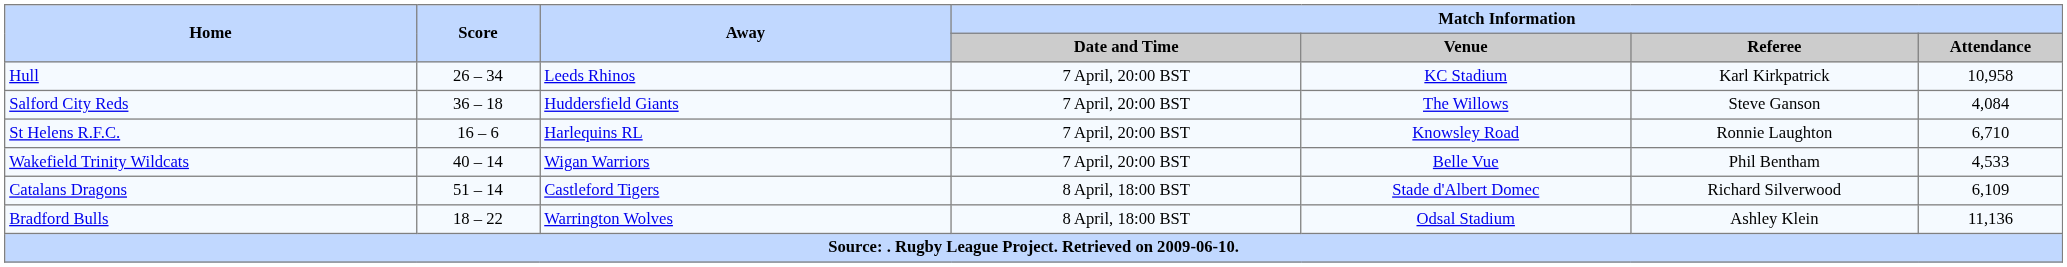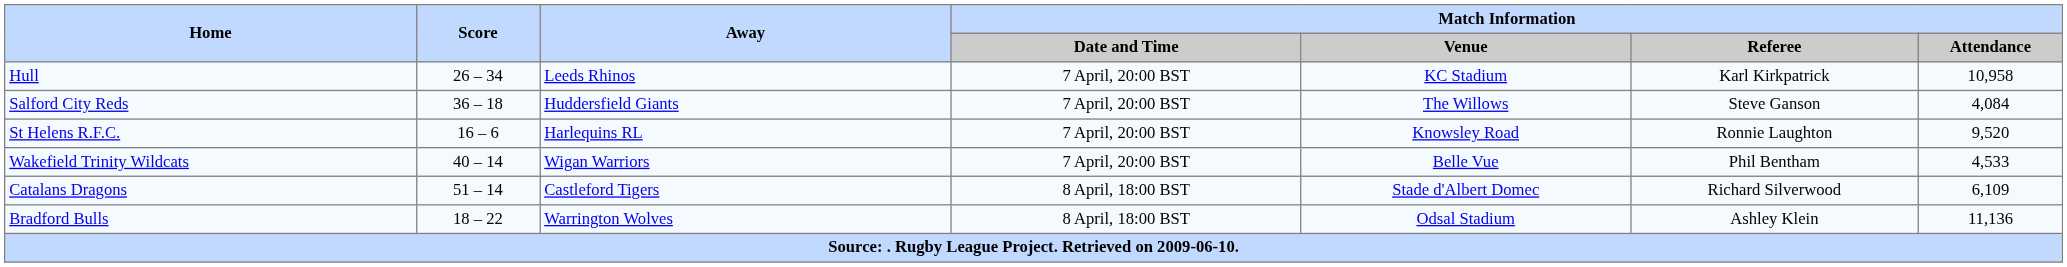(1990, 133) 6,710 -> (1990, 133) 9,520
